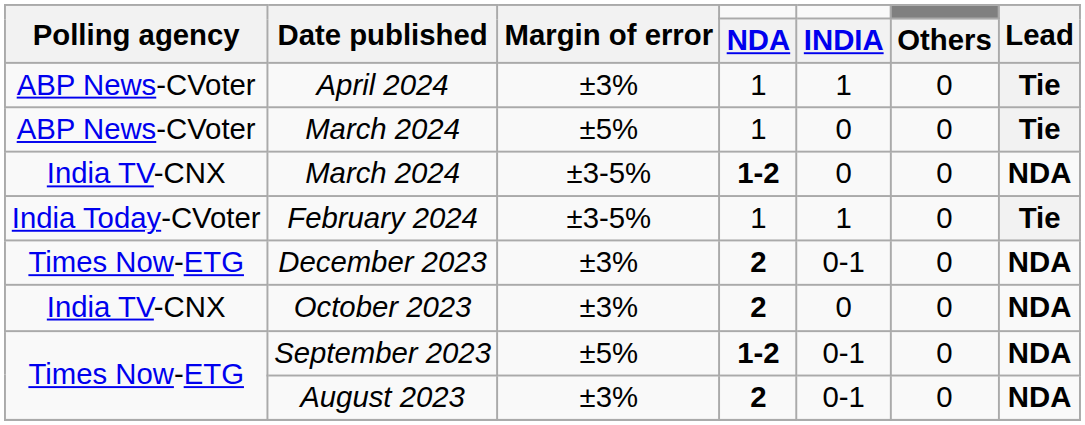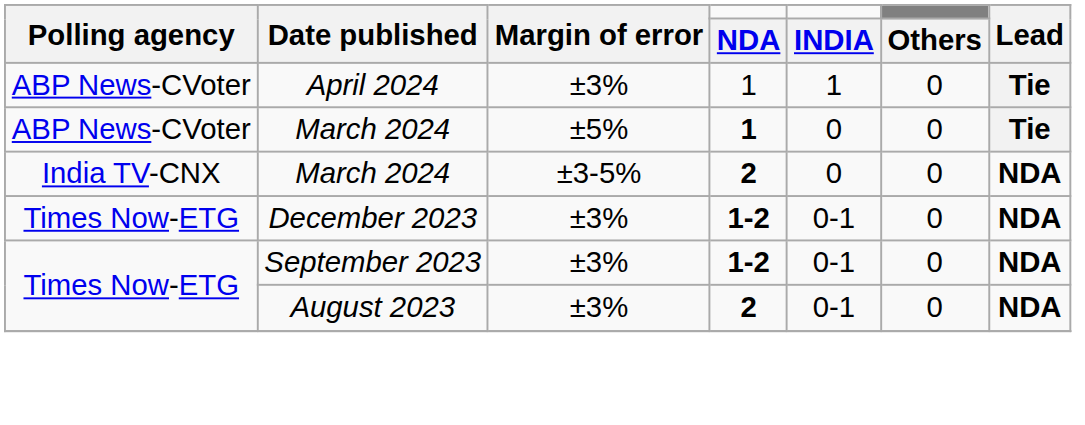(758, 129) normal -> (749, 129) bold
(758, 174) 1-2 -> (749, 174) 2
- row: (136, 218)
(758, 263) 2 -> (749, 218) 1-2
- row: (136, 307)
(609, 352) ±5% -> (599, 263) ±3%
